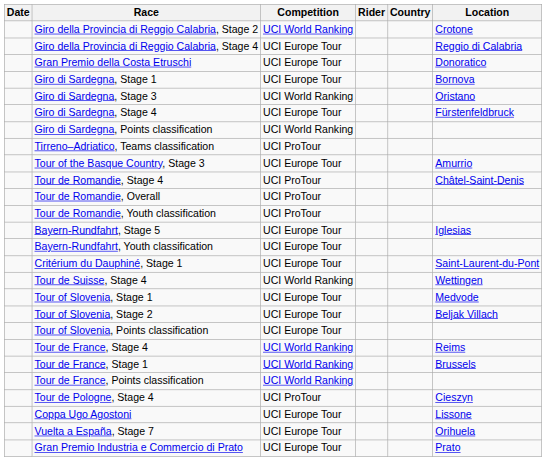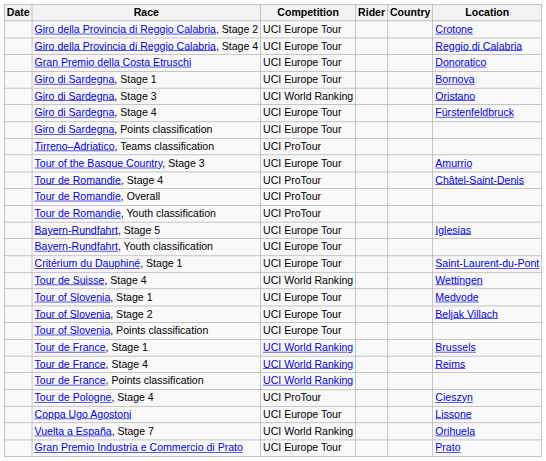(308, 29) UCI World Ranking -> (302, 29) UCI Europe Tour
(308, 130) UCI World Ranking -> (302, 130) UCI Europe Tour
rows swapped: (91, 364) <-> (91, 347)
(302, 431) UCI Europe Tour -> (308, 431) UCI World Ranking
